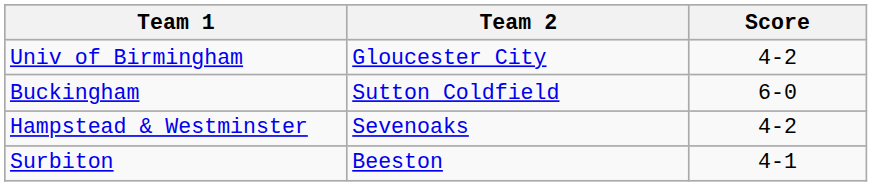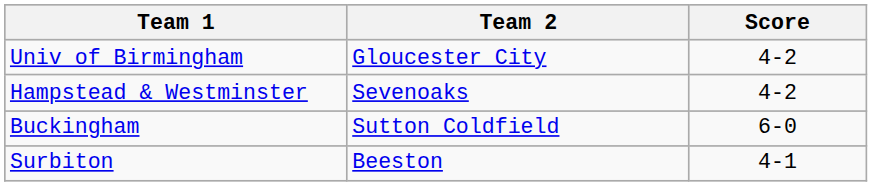rows swapped: (159, 128) <-> (75, 93)
